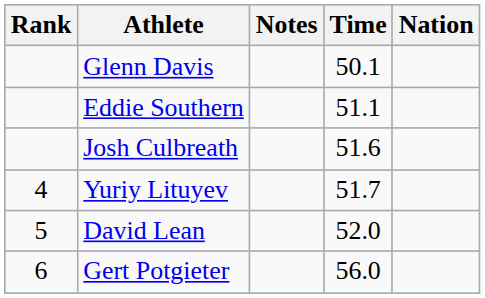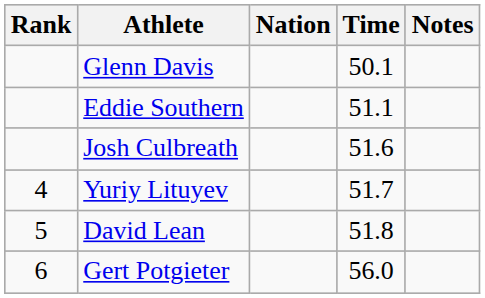columns swapped: (436, 25) <-> (287, 25)
(358, 230) 52.0 -> (371, 230) 51.8
